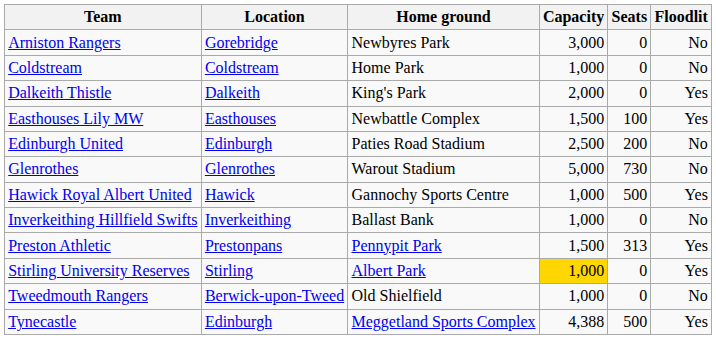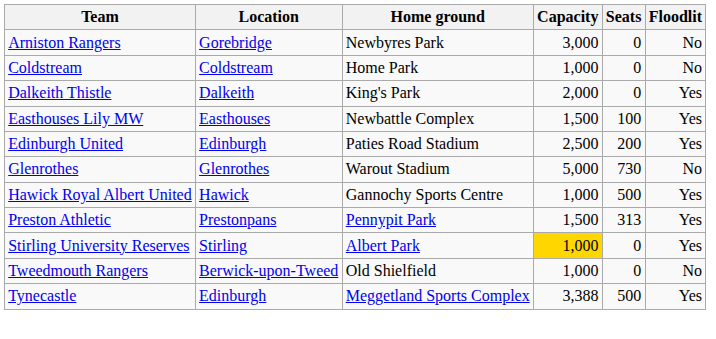(698, 144) No -> (690, 144) Yes
- row: (103, 220)
(586, 321) 4,388 -> (580, 296) 3,388
